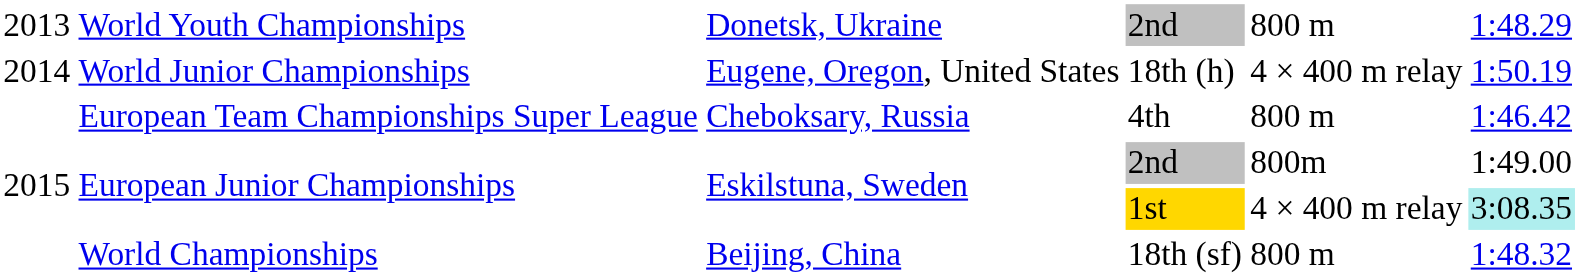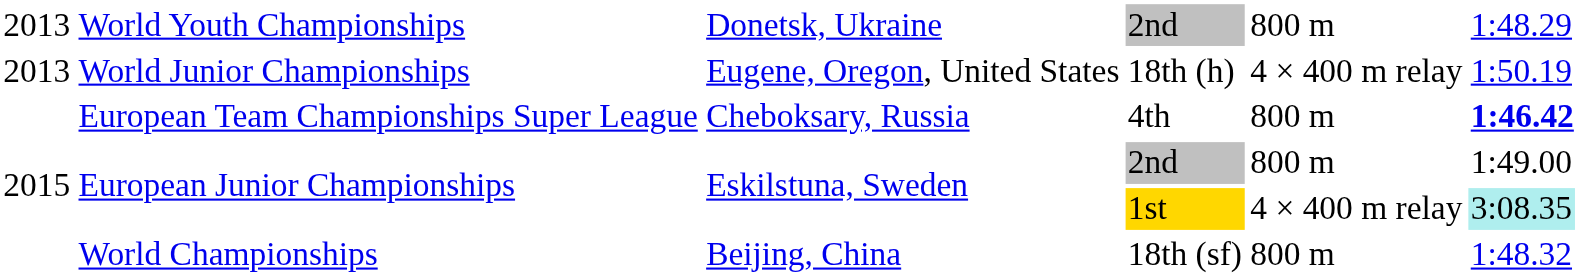(37, 70) 2014 -> (37, 70) 2013
(1521, 116) normal -> (1522, 116) bold
(1288, 162) 800m -> (1293, 162) 800 m
